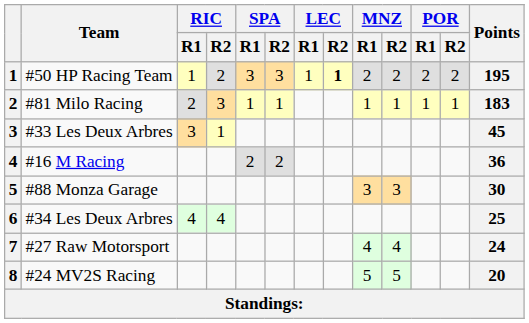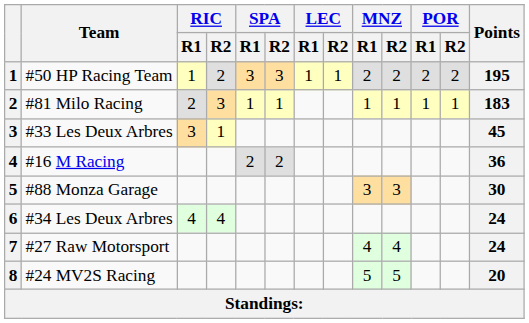(338, 75) bold -> (338, 75) normal
(497, 217) 25 -> (497, 217) 24
